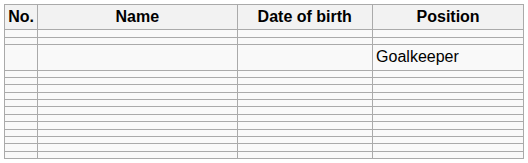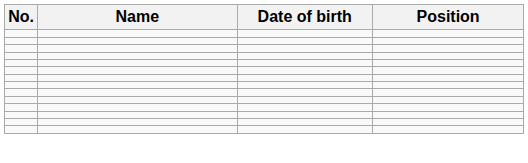- row: (21, 57)
